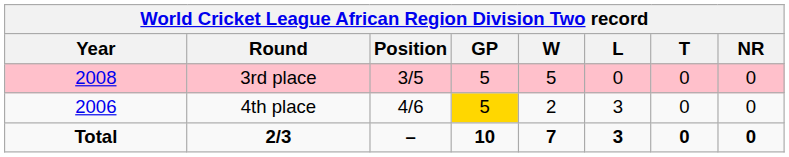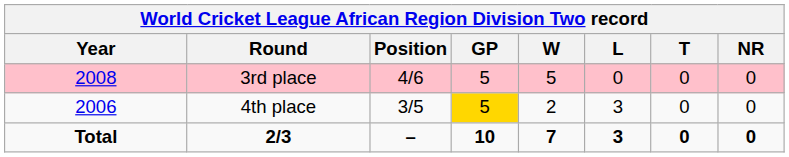(411, 78) 3/5 -> (411, 78) 4/6
(411, 107) 4/6 -> (411, 107) 3/5
